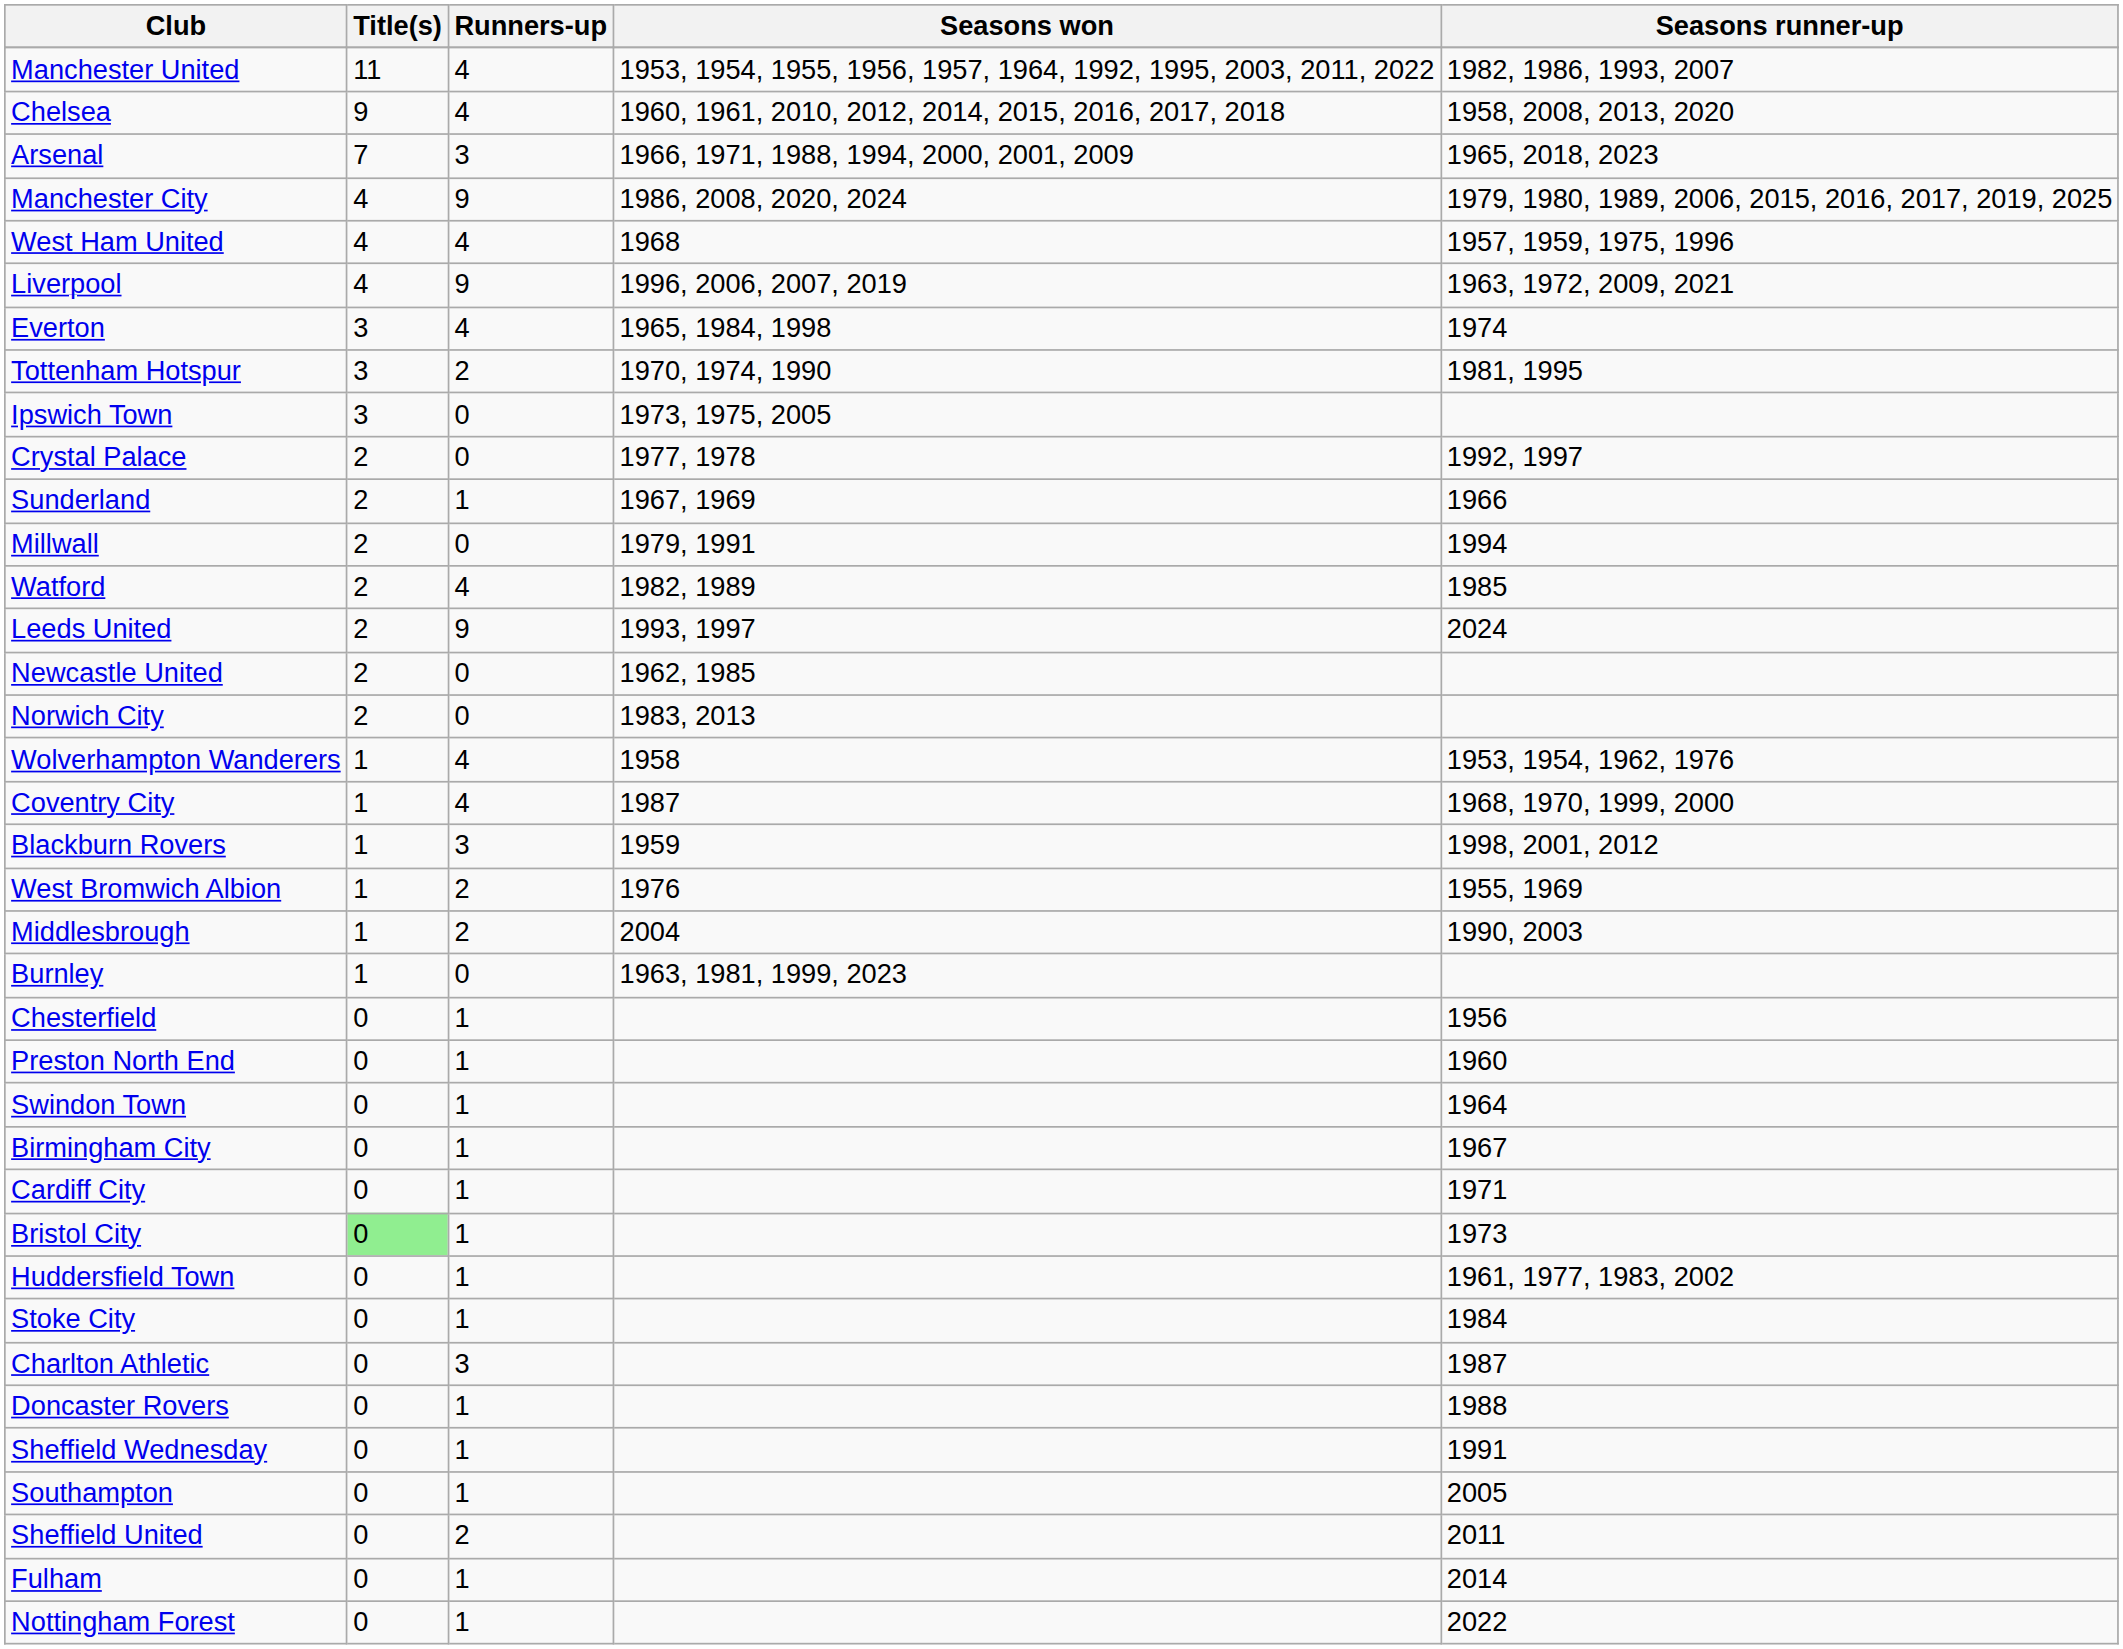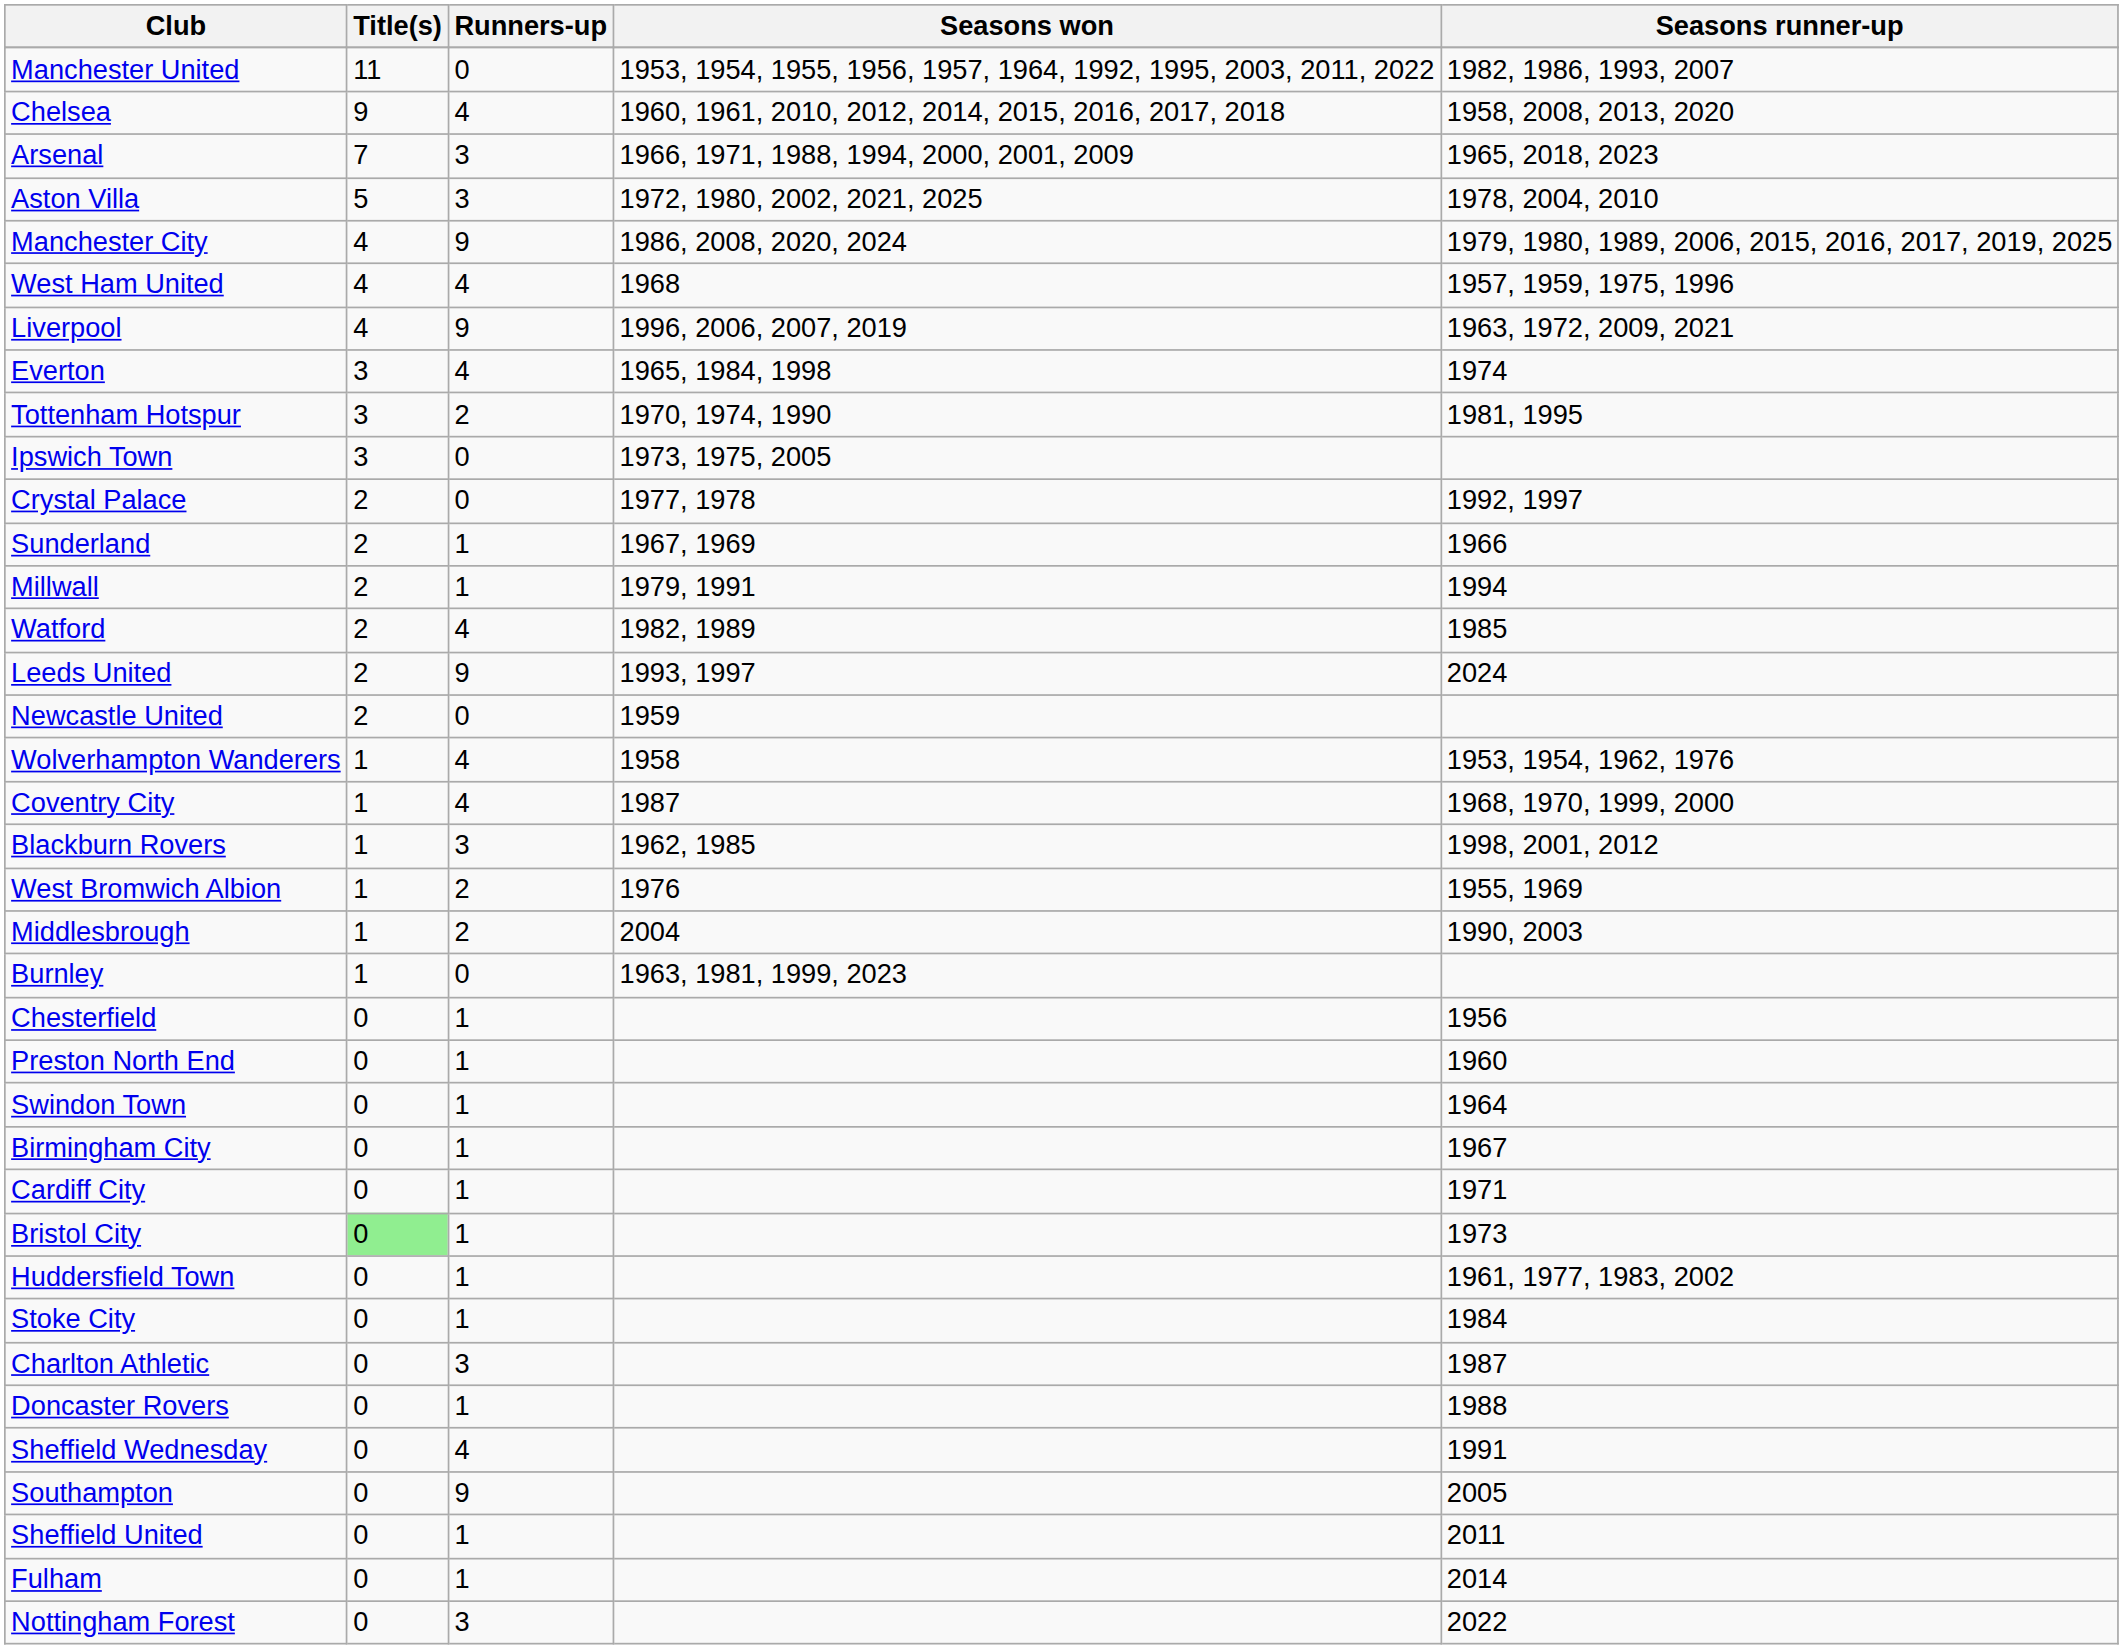(462, 69) 4 -> (462, 69) 0
+ row: (75, 198)
(462, 543) 0 -> (462, 586) 1
(688, 673) 1962, 1985 -> (650, 716) 1959
- row: (87, 716)
(650, 845) 1959 -> (688, 845) 1962, 1985
(462, 1449) 1 -> (462, 1449) 4
(462, 1492) 1 -> (462, 1492) 9
(462, 1535) 2 -> (462, 1535) 1
(462, 1622) 1 -> (462, 1622) 3
